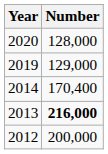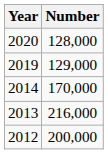(72, 88) 170,400 -> (72, 88) 170,000
(72, 112) bold -> (72, 112) normal
